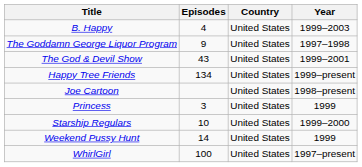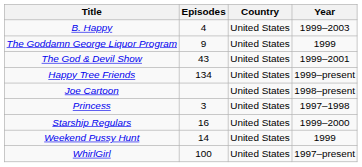(325, 43) 1997–1998 -> (325, 43) 1999
(325, 106) 1999 -> (325, 106) 1997–1998
(204, 122) 10 -> (204, 122) 16
